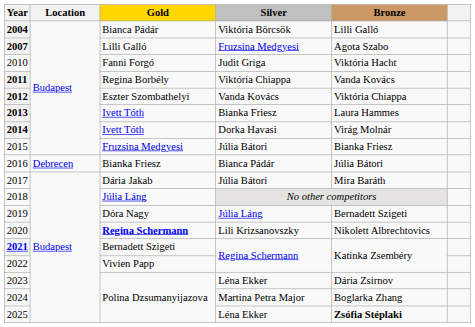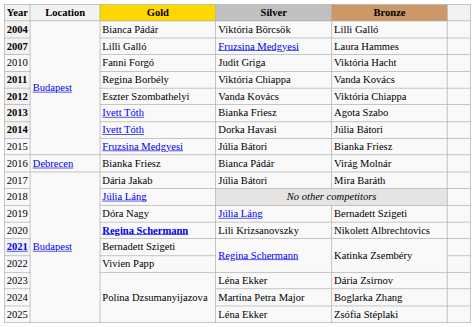(361, 46) Agota Szabo -> (366, 46) Laura Hammes
(366, 113) Laura Hammes -> (361, 113) Agota Szabo
(363, 130) Virág Molnár -> (359, 130) Júlia Bátori
(359, 163) Júlia Bátori -> (363, 163) Virág Molnár
(368, 314) bold -> (366, 314) normal
